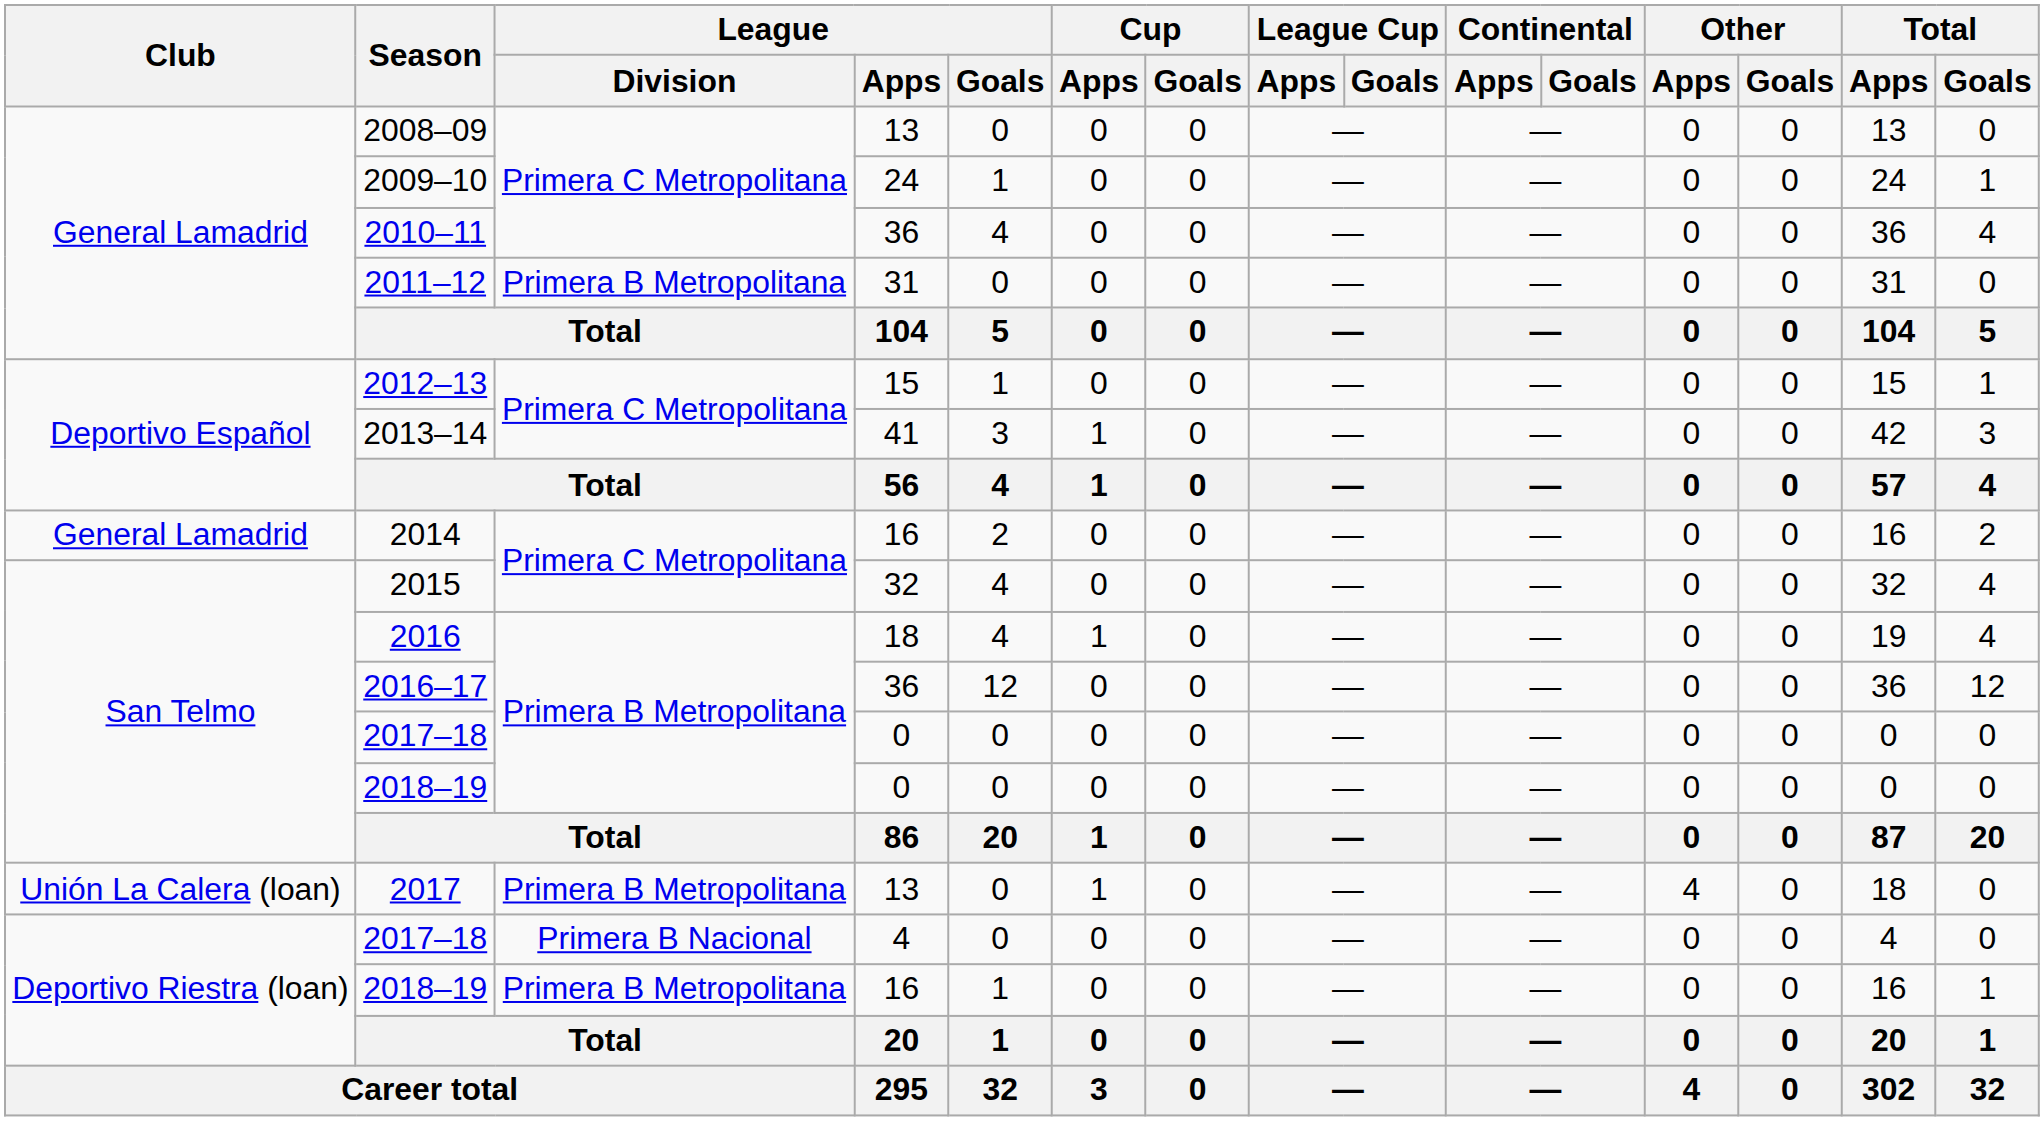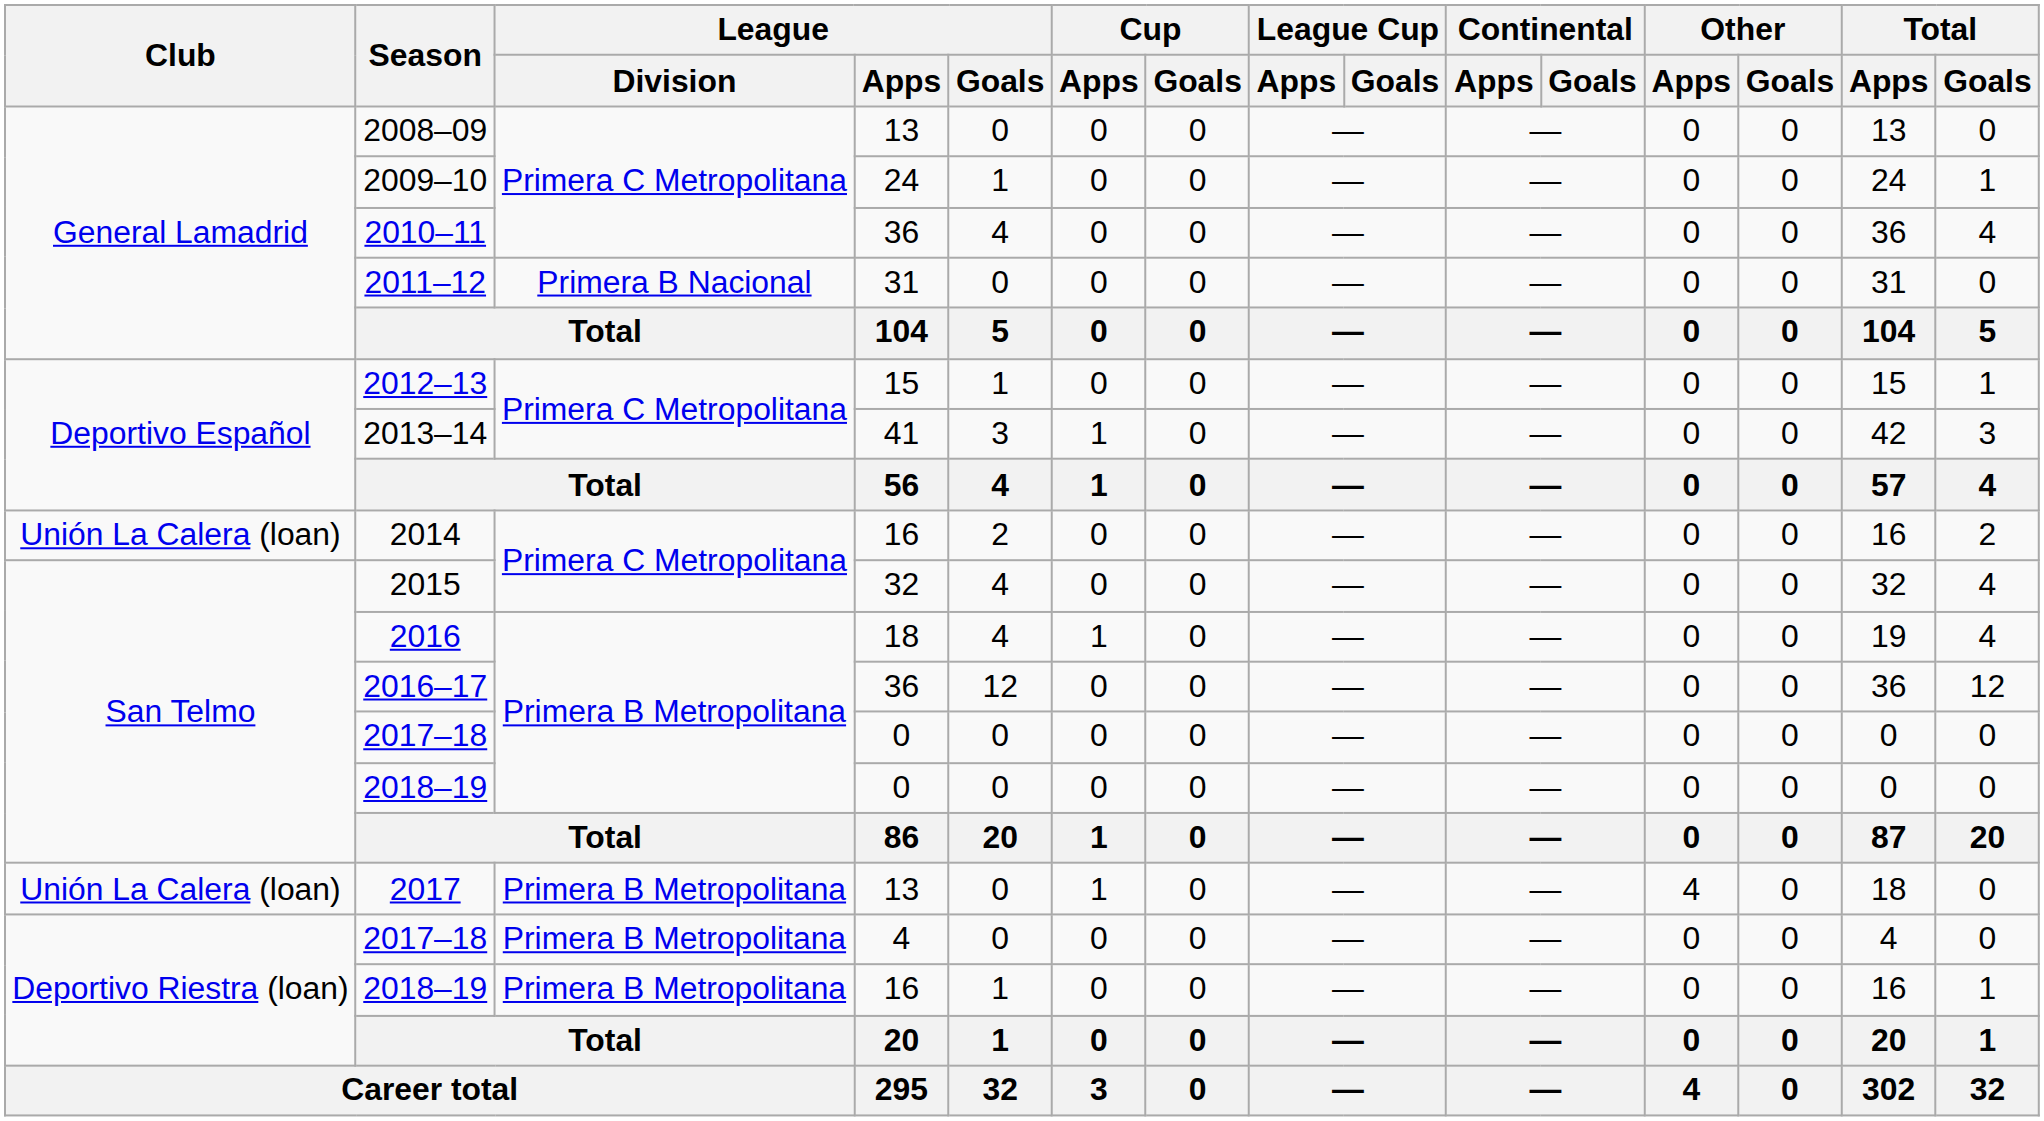(674, 282) Primera B Metropolitana -> (674, 282) Primera B Nacional
(180, 534) General Lamadrid -> (180, 534) Unión La Calera (loan)
(674, 938) Primera B Nacional -> (674, 938) Primera B Metropolitana
